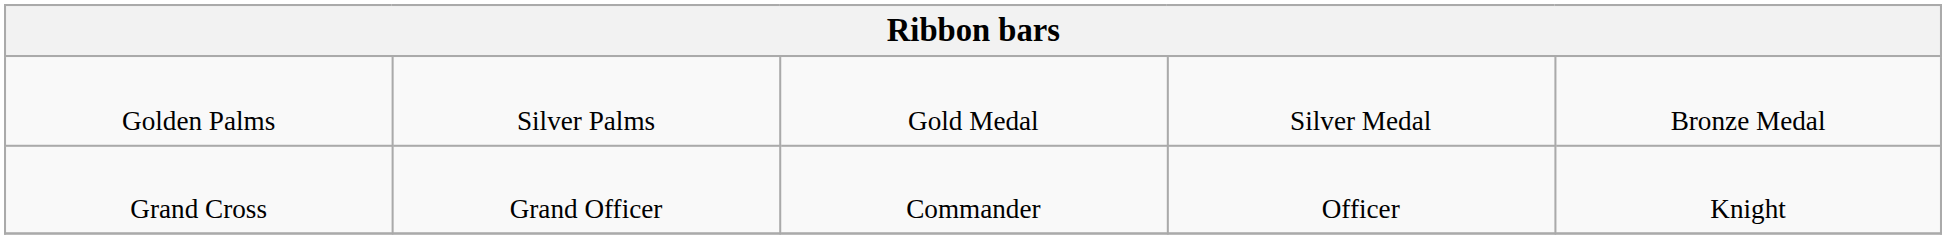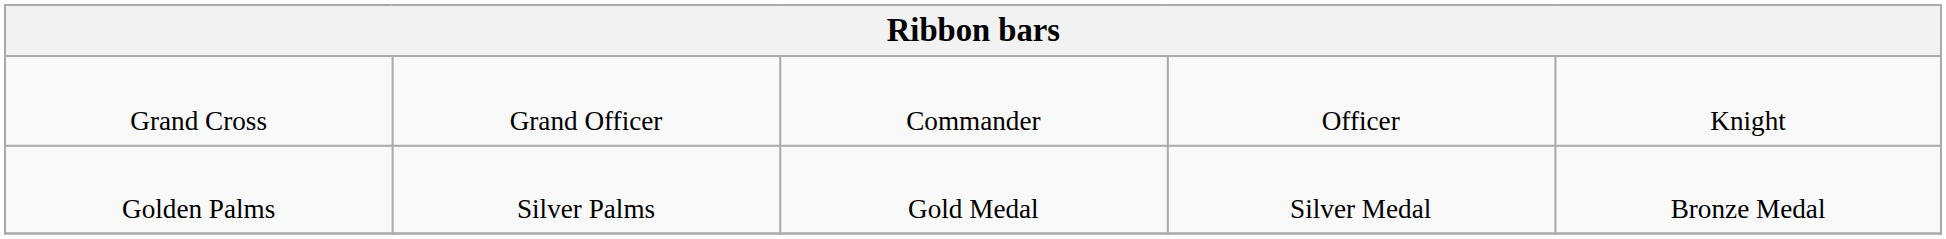rows swapped: (199, 209) <-> (199, 120)
